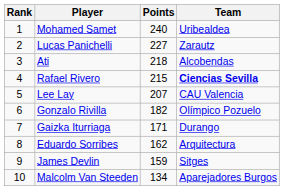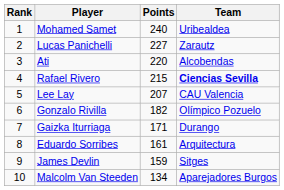(159, 62) 218 -> (159, 62) 220
(159, 144) 162 -> (159, 144) 161
